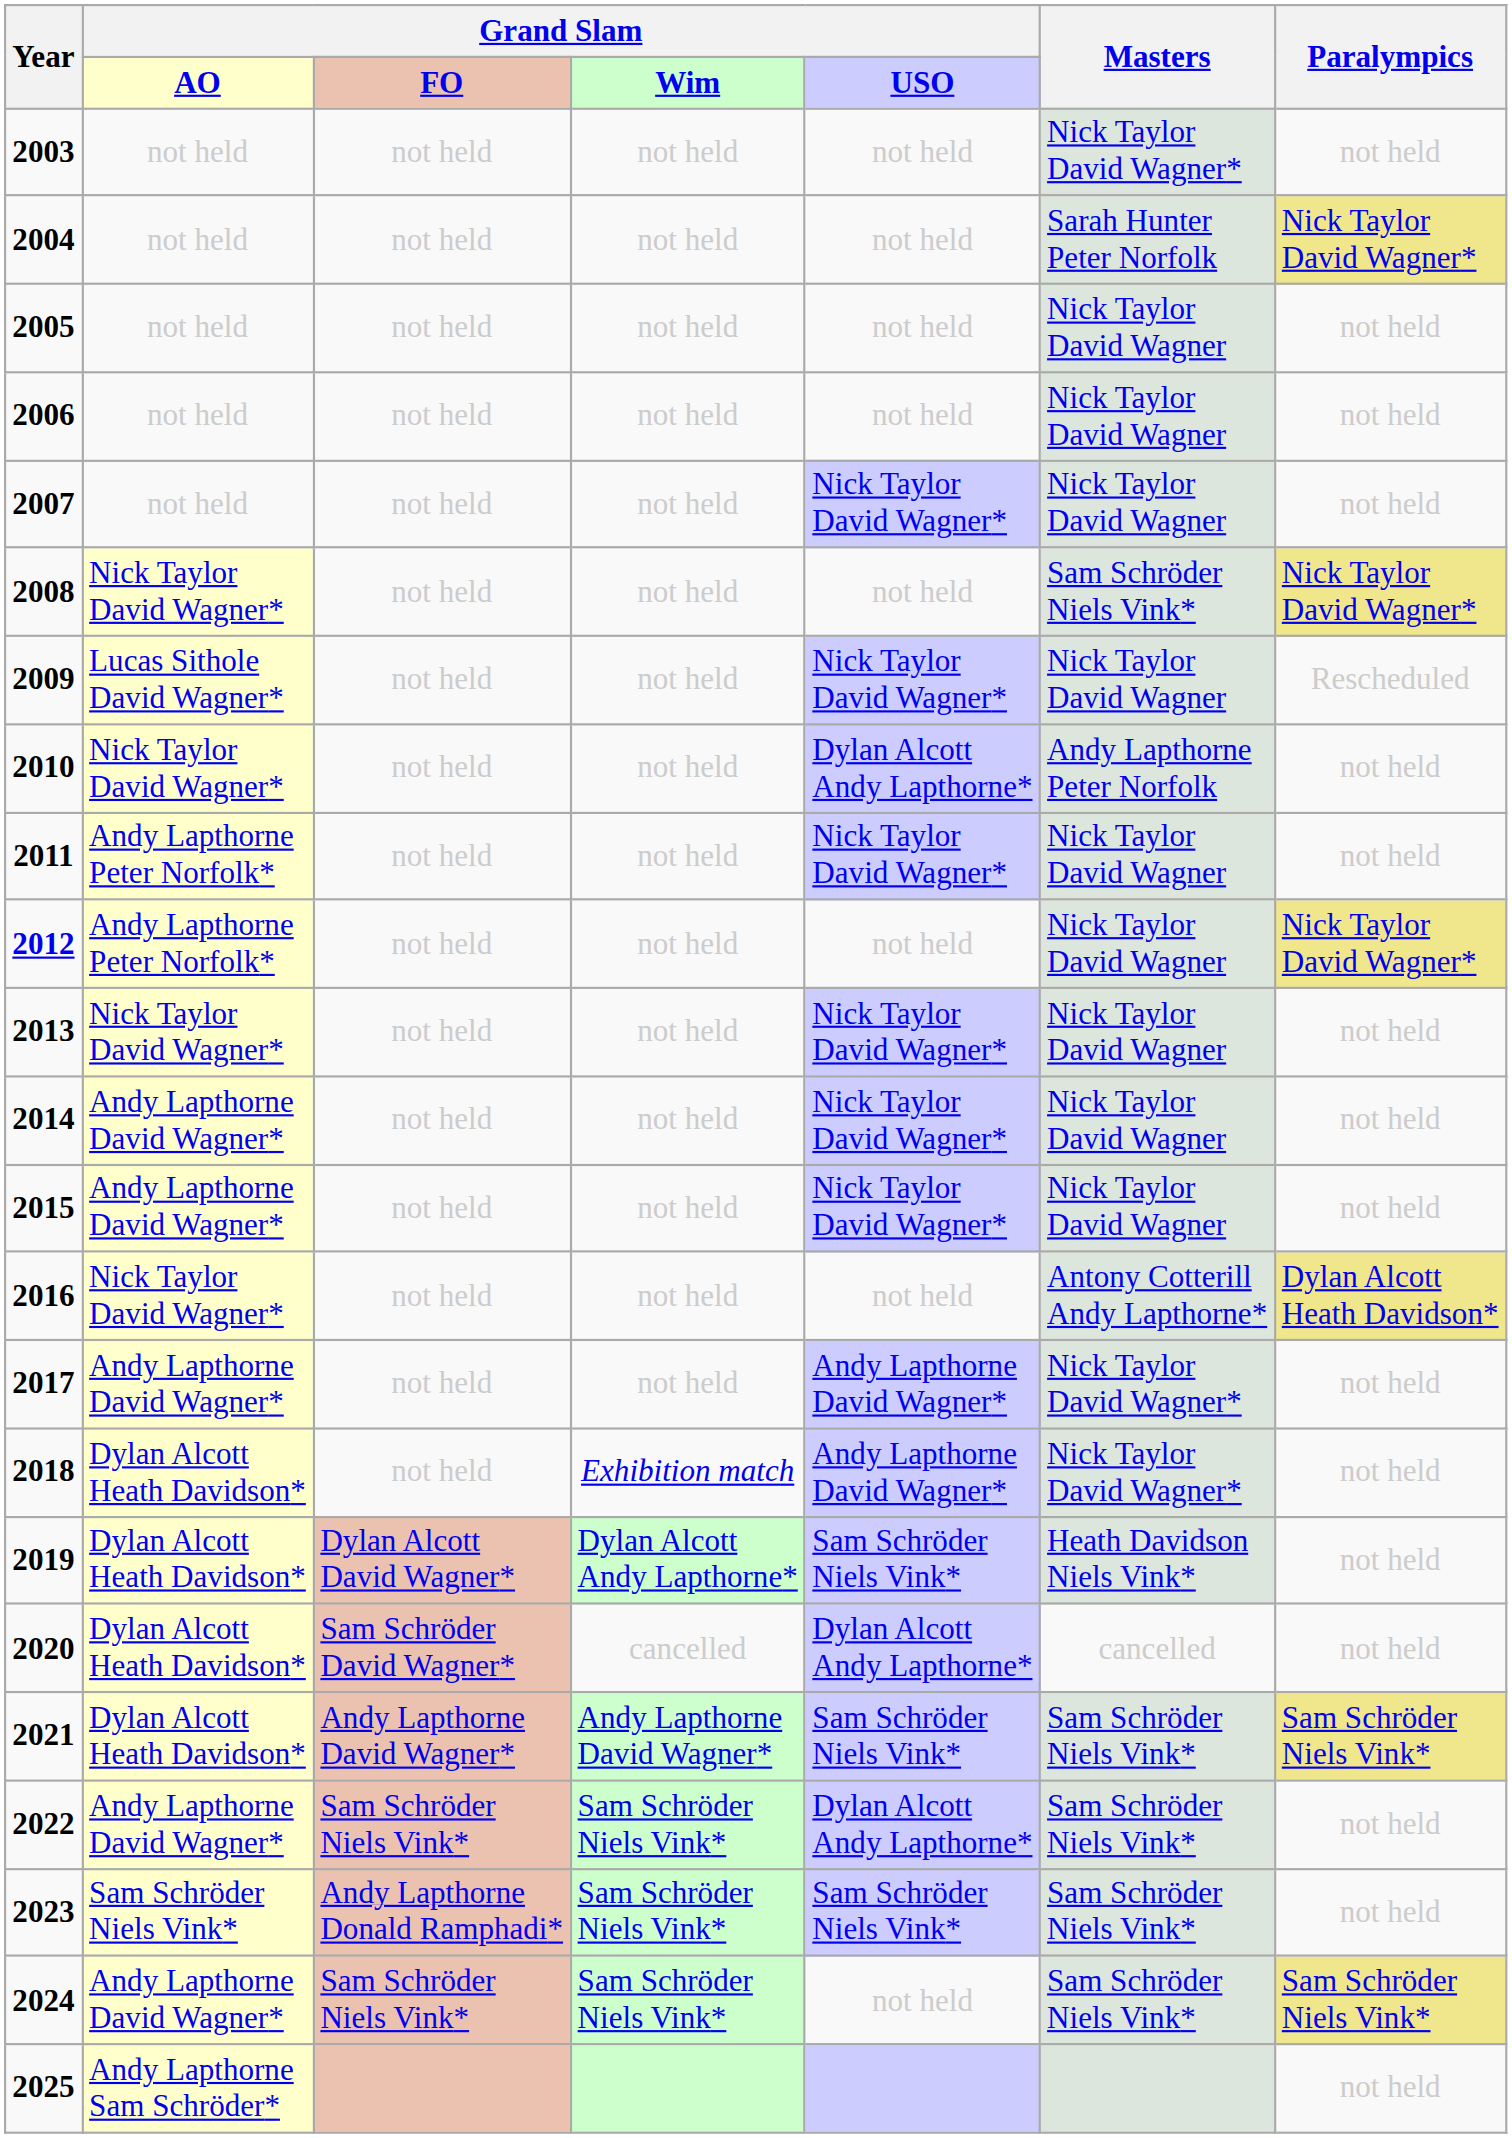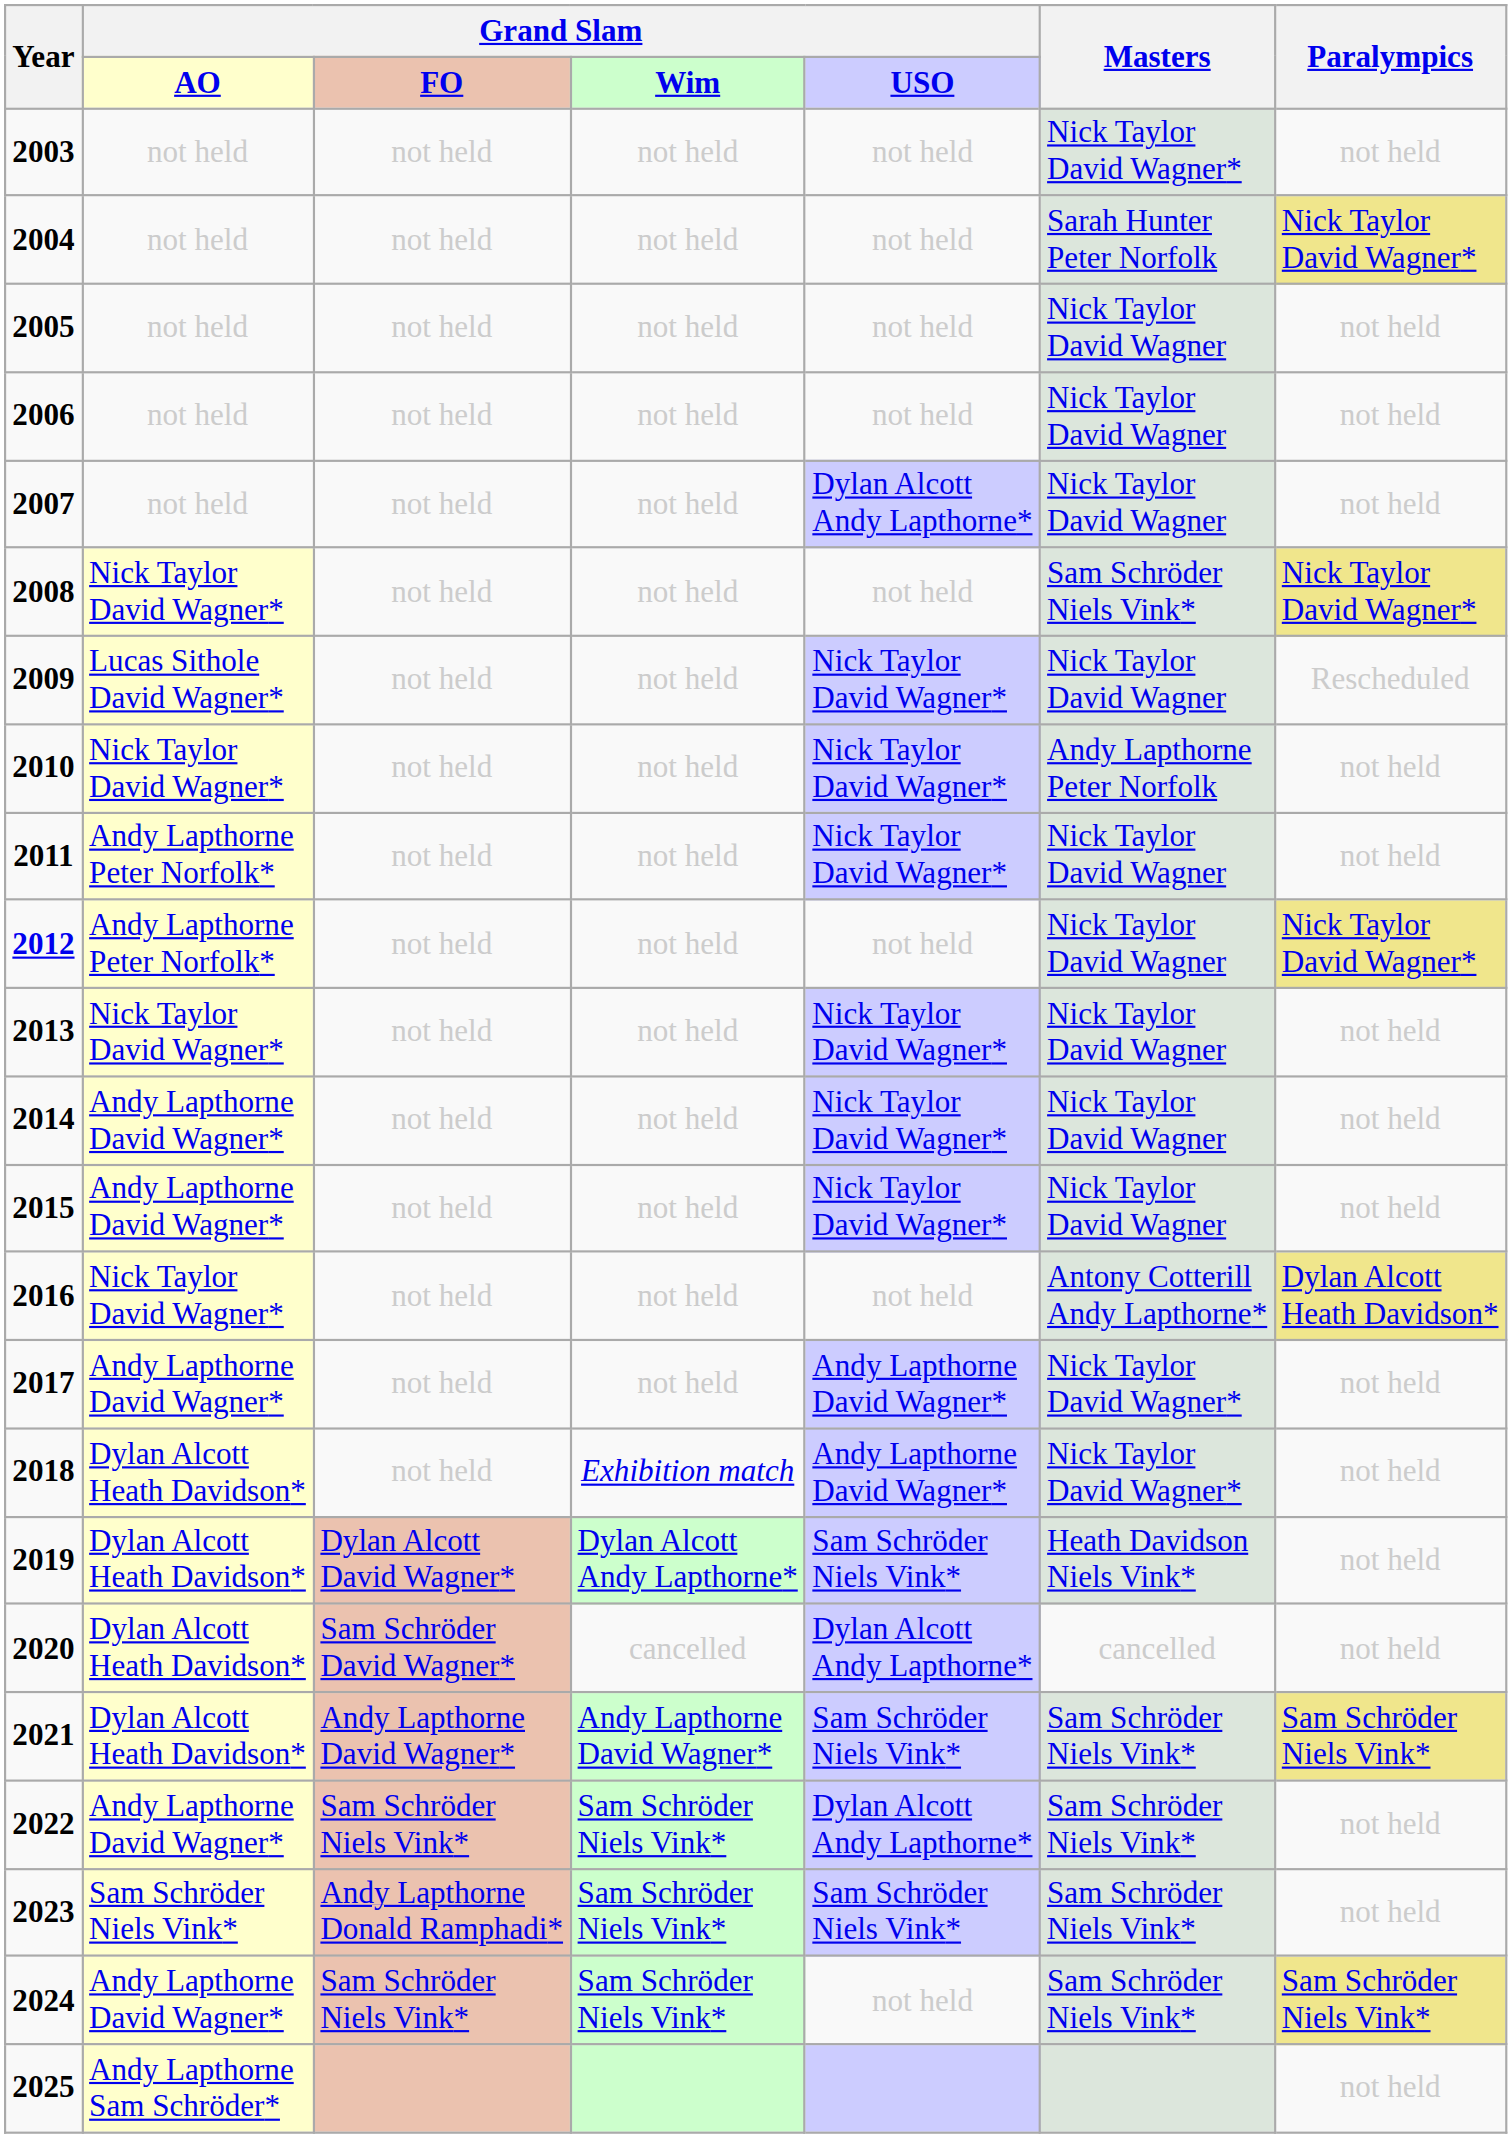(910, 503) Nick Taylor David Wagner* -> (922, 503) Dylan Alcott Andy Lapthorne*
(922, 767) Dylan Alcott Andy Lapthorne* -> (910, 767) Nick Taylor David Wagner*
